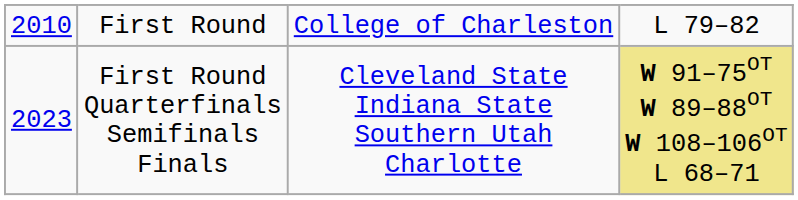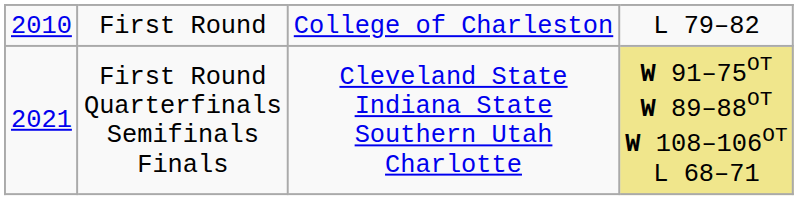(41, 121) 2023 -> (41, 121) 2021
